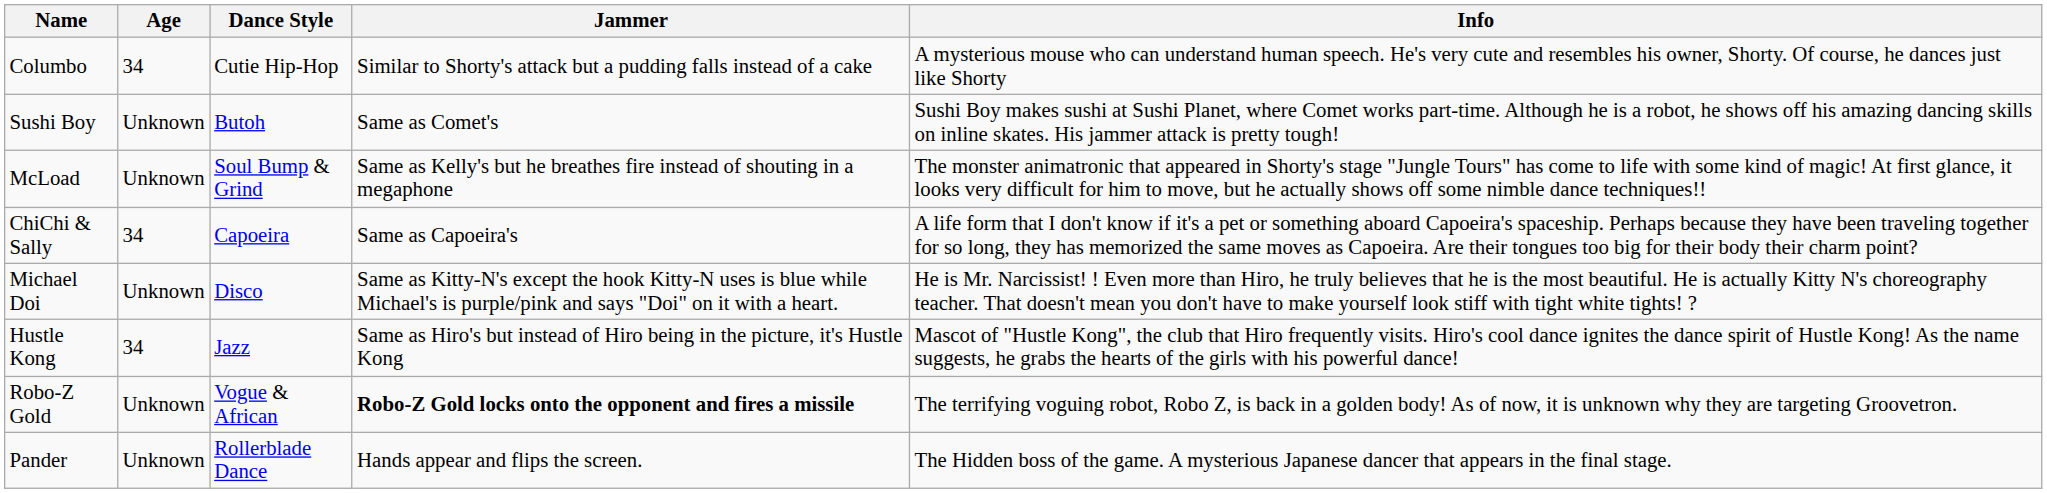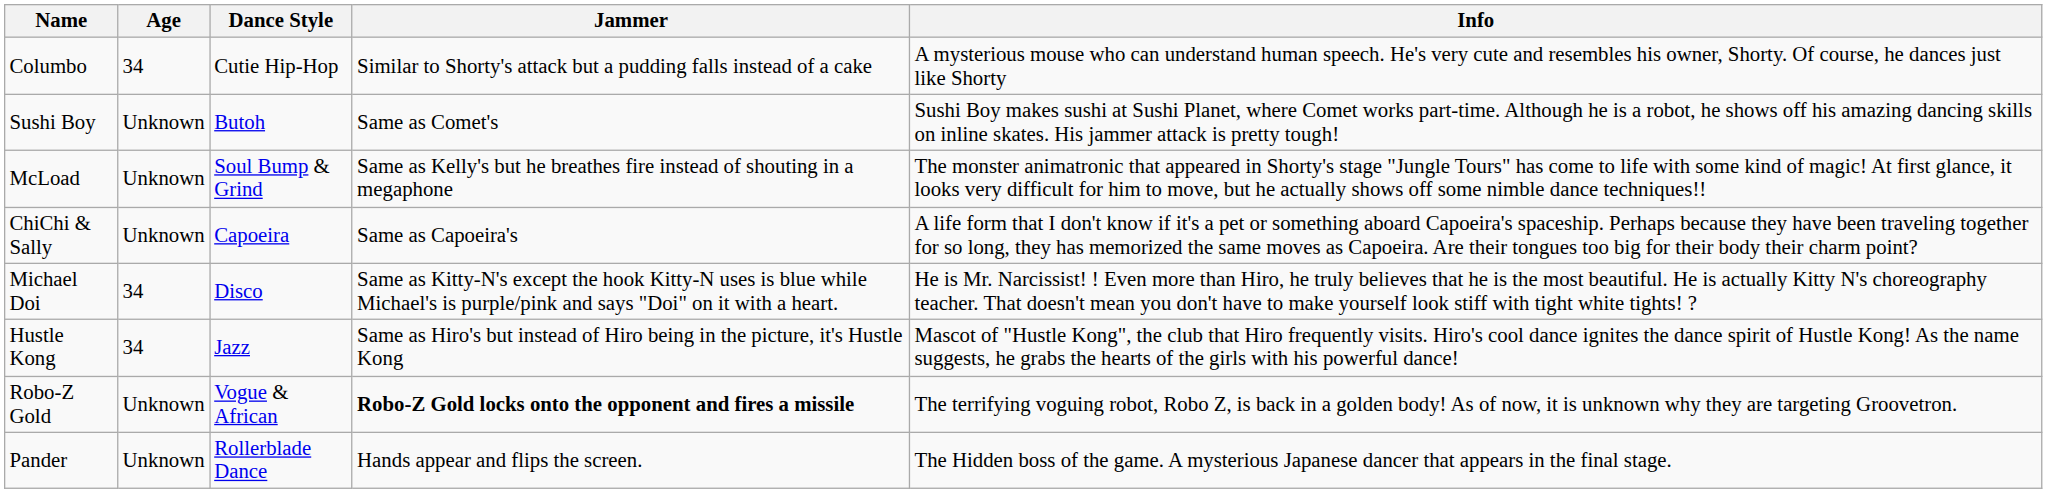(133, 234) 34 -> (164, 234) Unknown
(164, 291) Unknown -> (133, 291) 34
